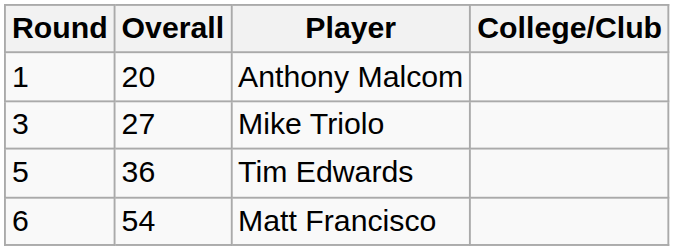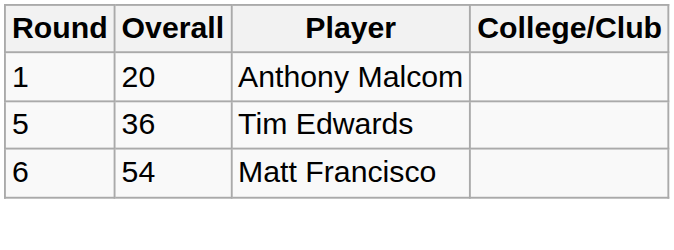- row: (311, 124)
